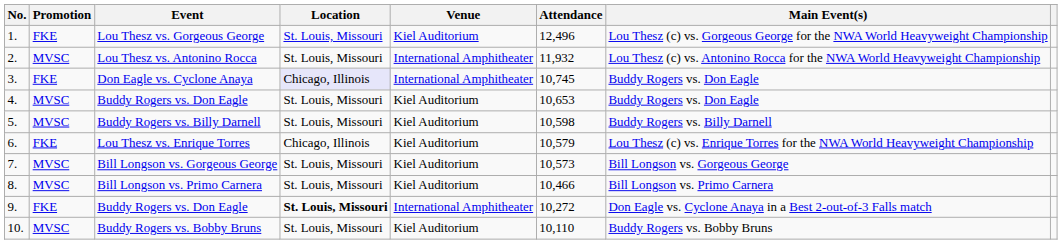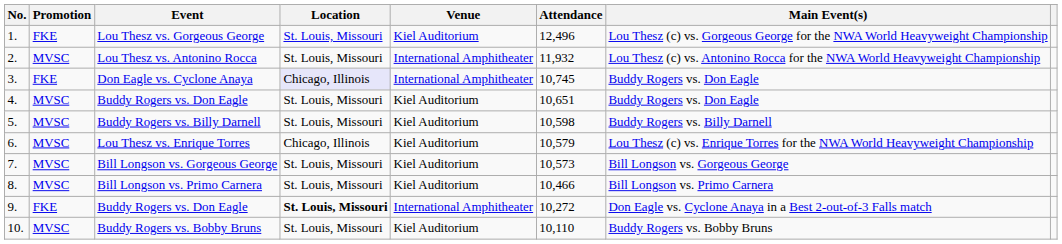(557, 100) 10,653 -> (557, 100) 10,651
(45, 142) FKE -> (51, 142) MVSC
